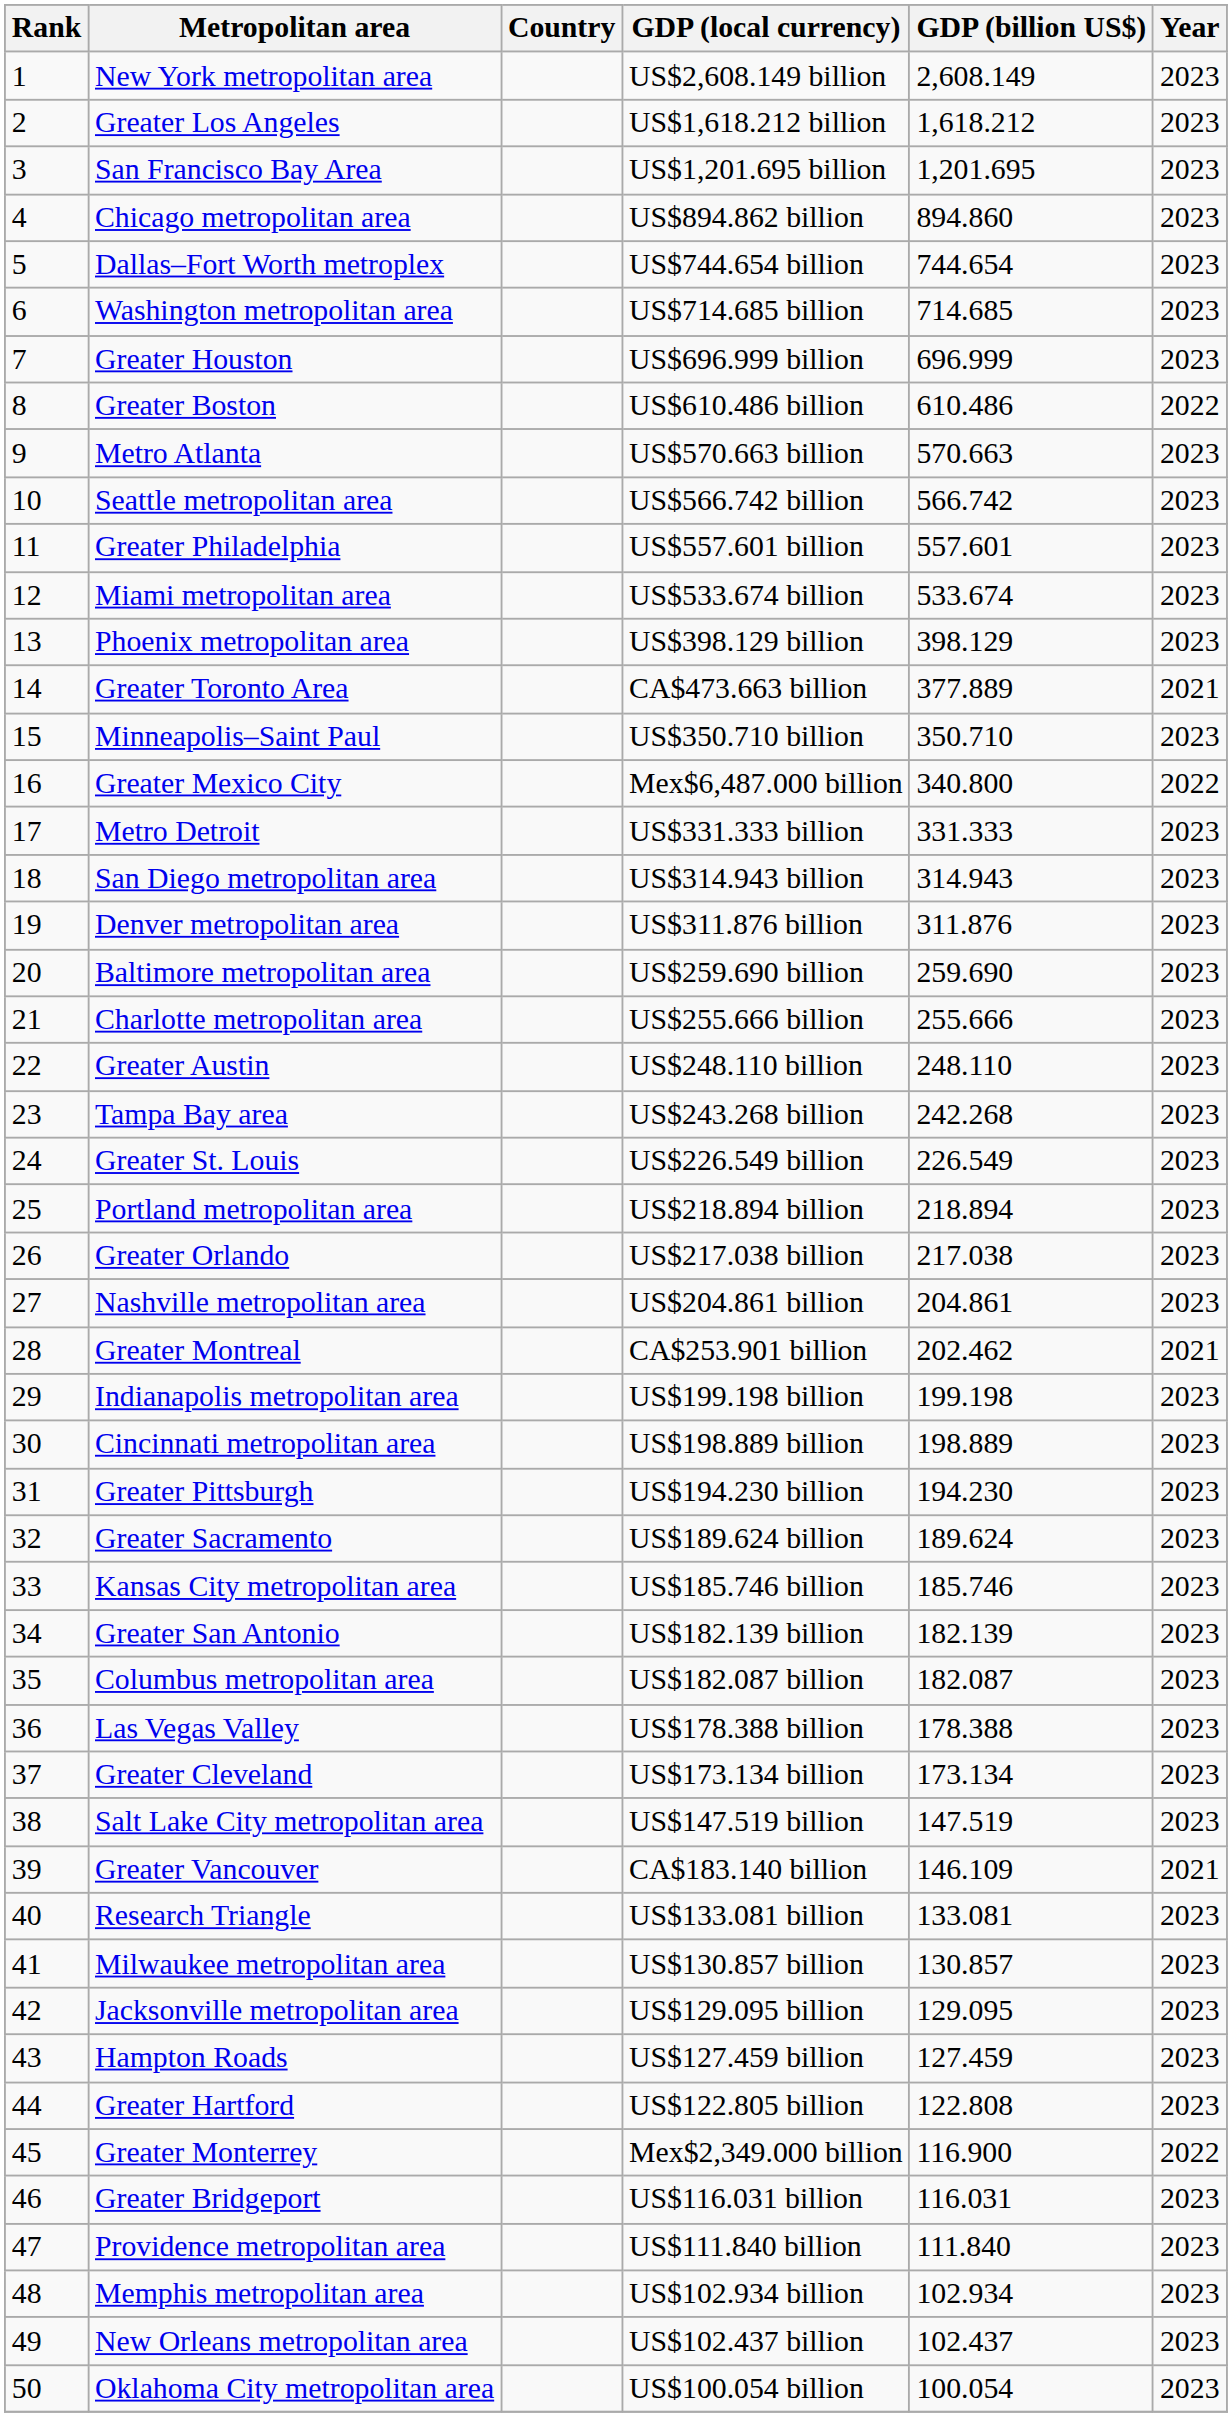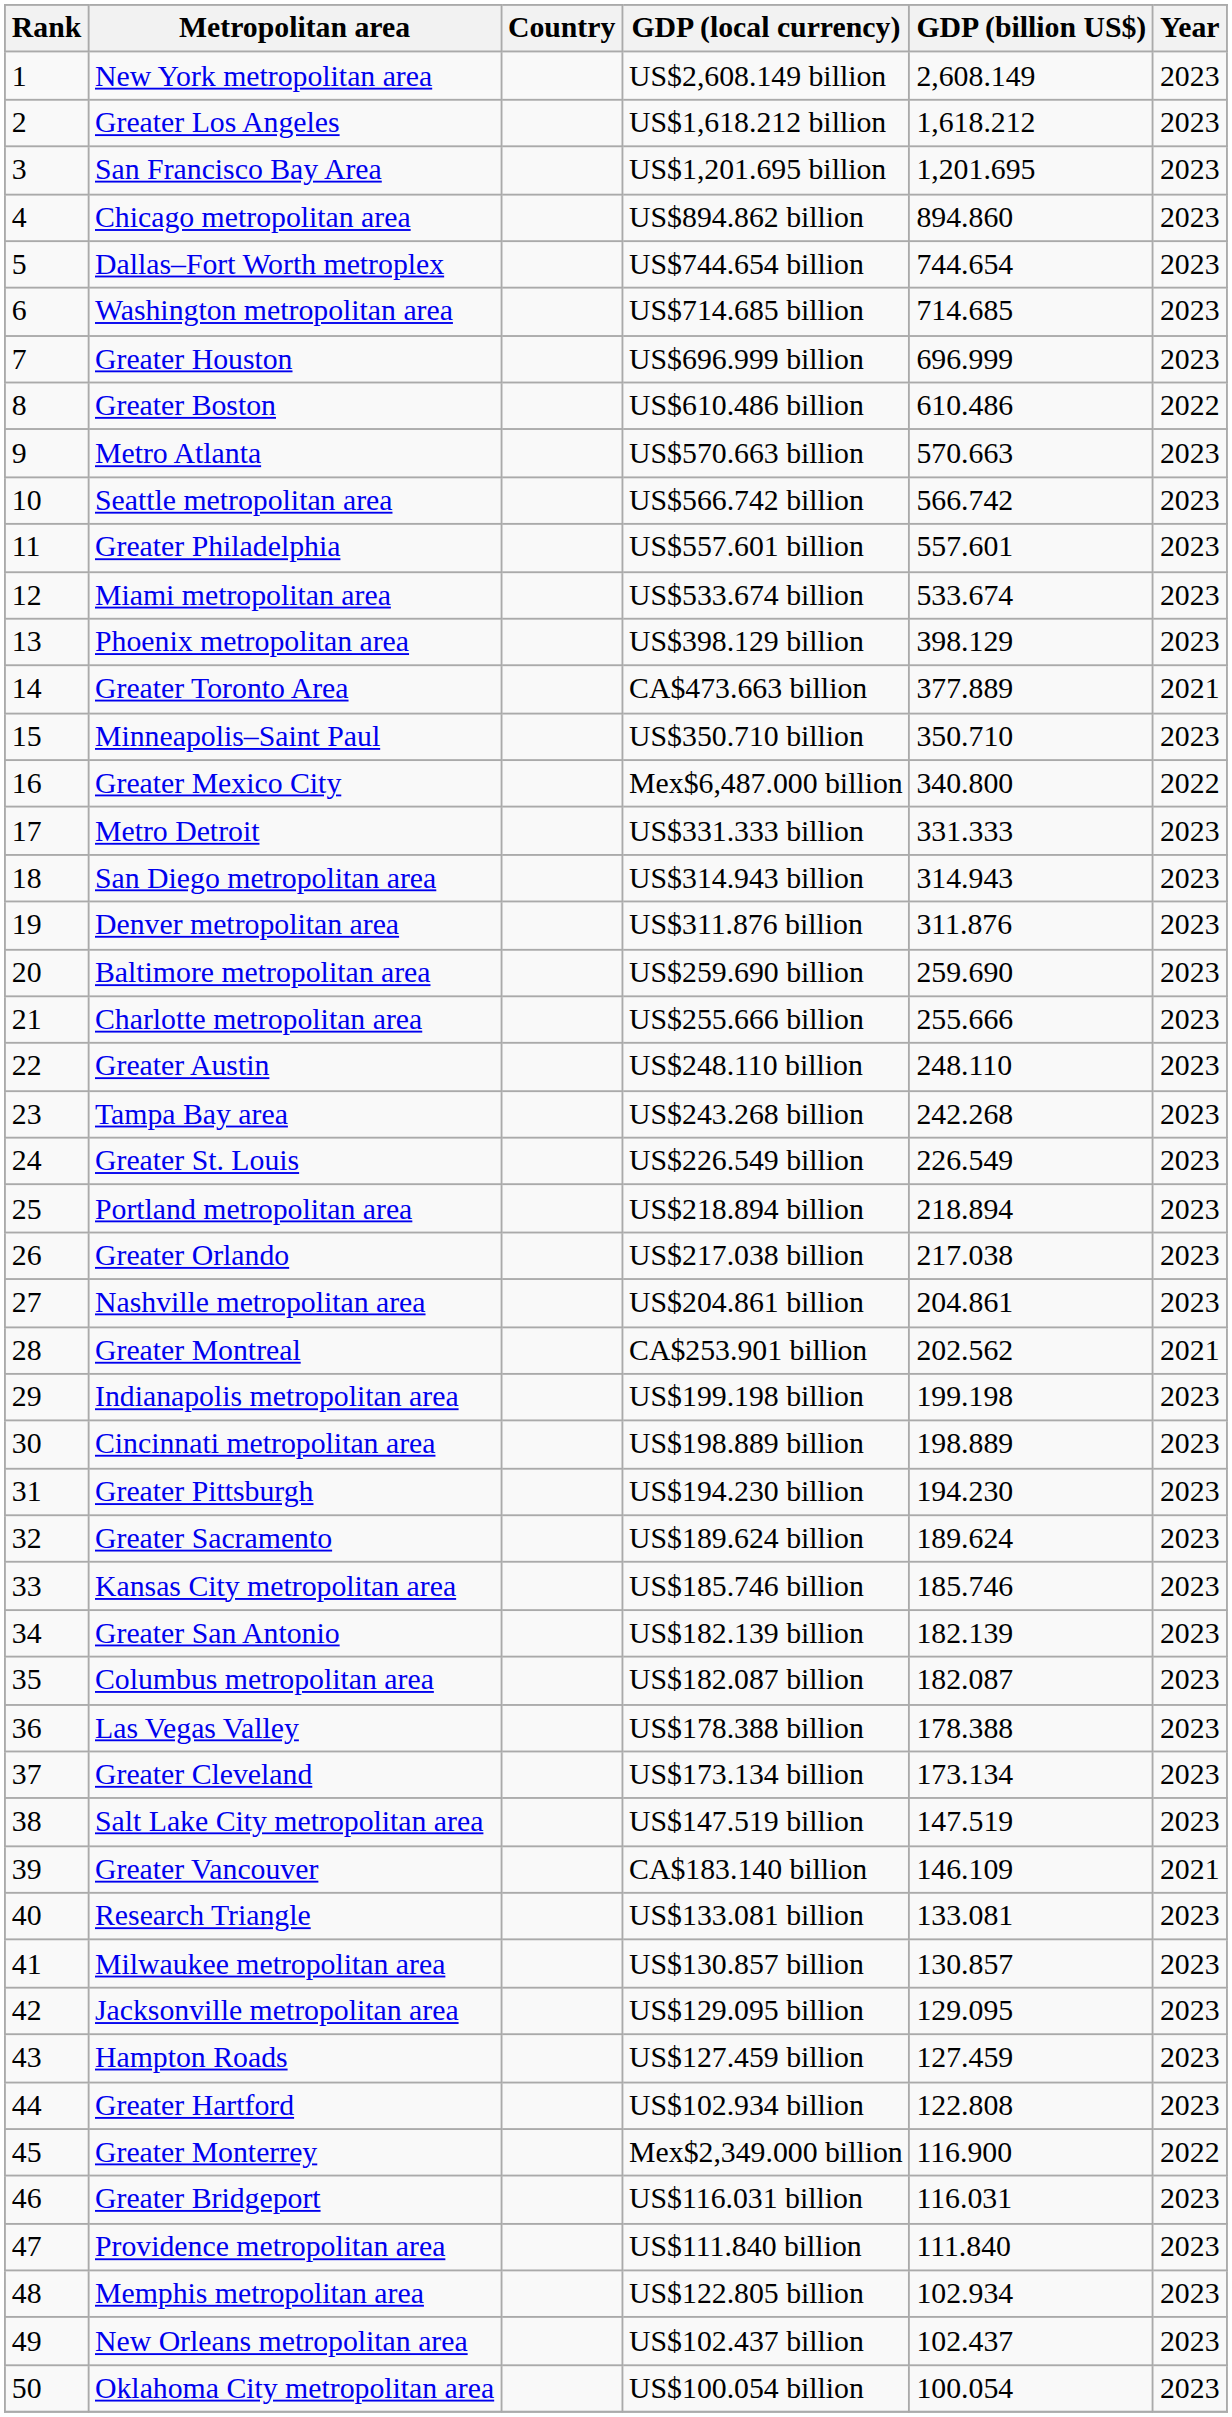(965, 1349) 202.462 -> (965, 1349) 202.562
(746, 2104) US$122.805 billion -> (746, 2104) US$102.934 billion
(746, 2293) US$102.934 billion -> (746, 2293) US$122.805 billion
